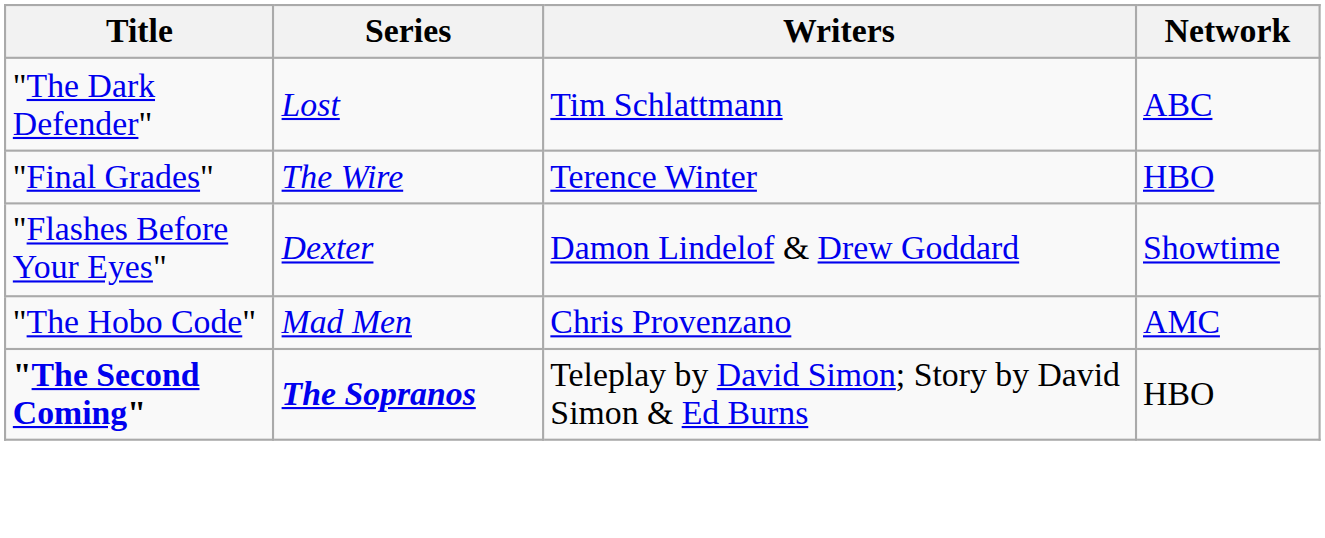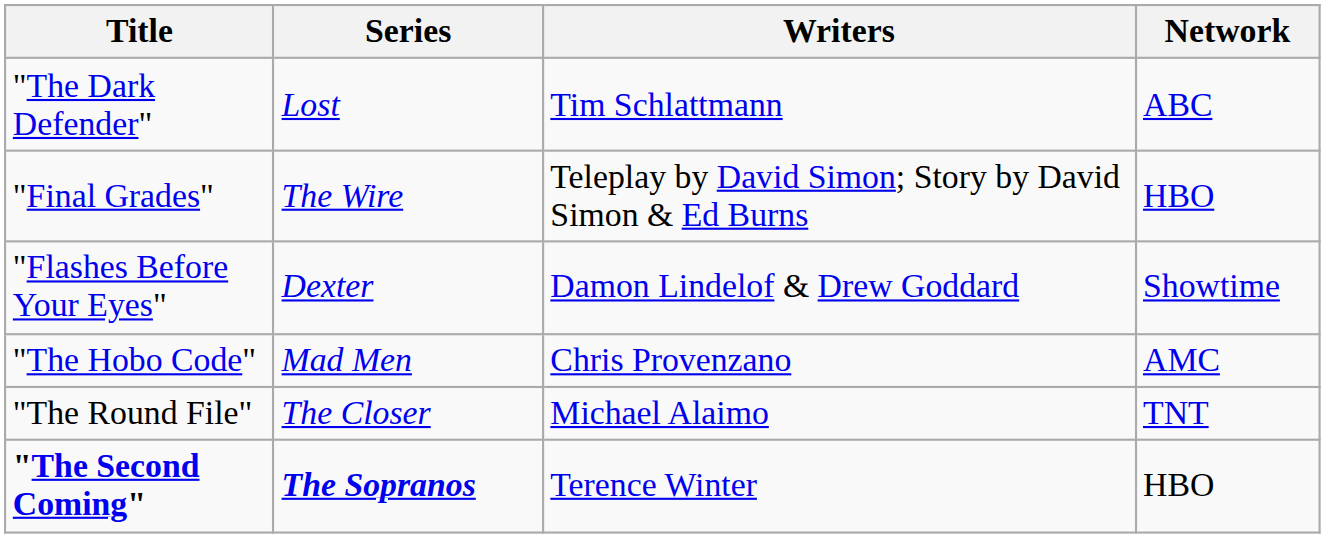(654, 176) Terence Winter -> (835, 195) Teleplay by David Simon; Story by David Simon & Ed Burns
+ row: (133, 412)
(835, 393) Teleplay by David Simon; Story by David Simon & Ed Burns -> (654, 485) Terence Winter
